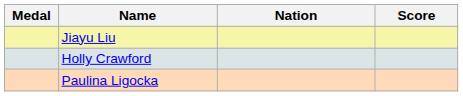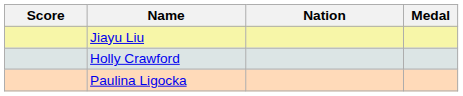columns swapped: (31, 16) <-> (416, 16)
